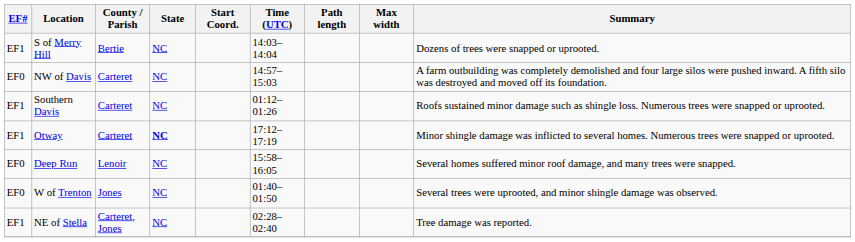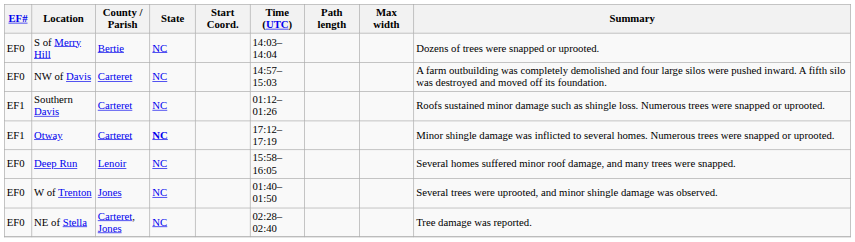(16, 48) EF1 -> (16, 48) EF0
(16, 222) EF1 -> (16, 222) EF0
